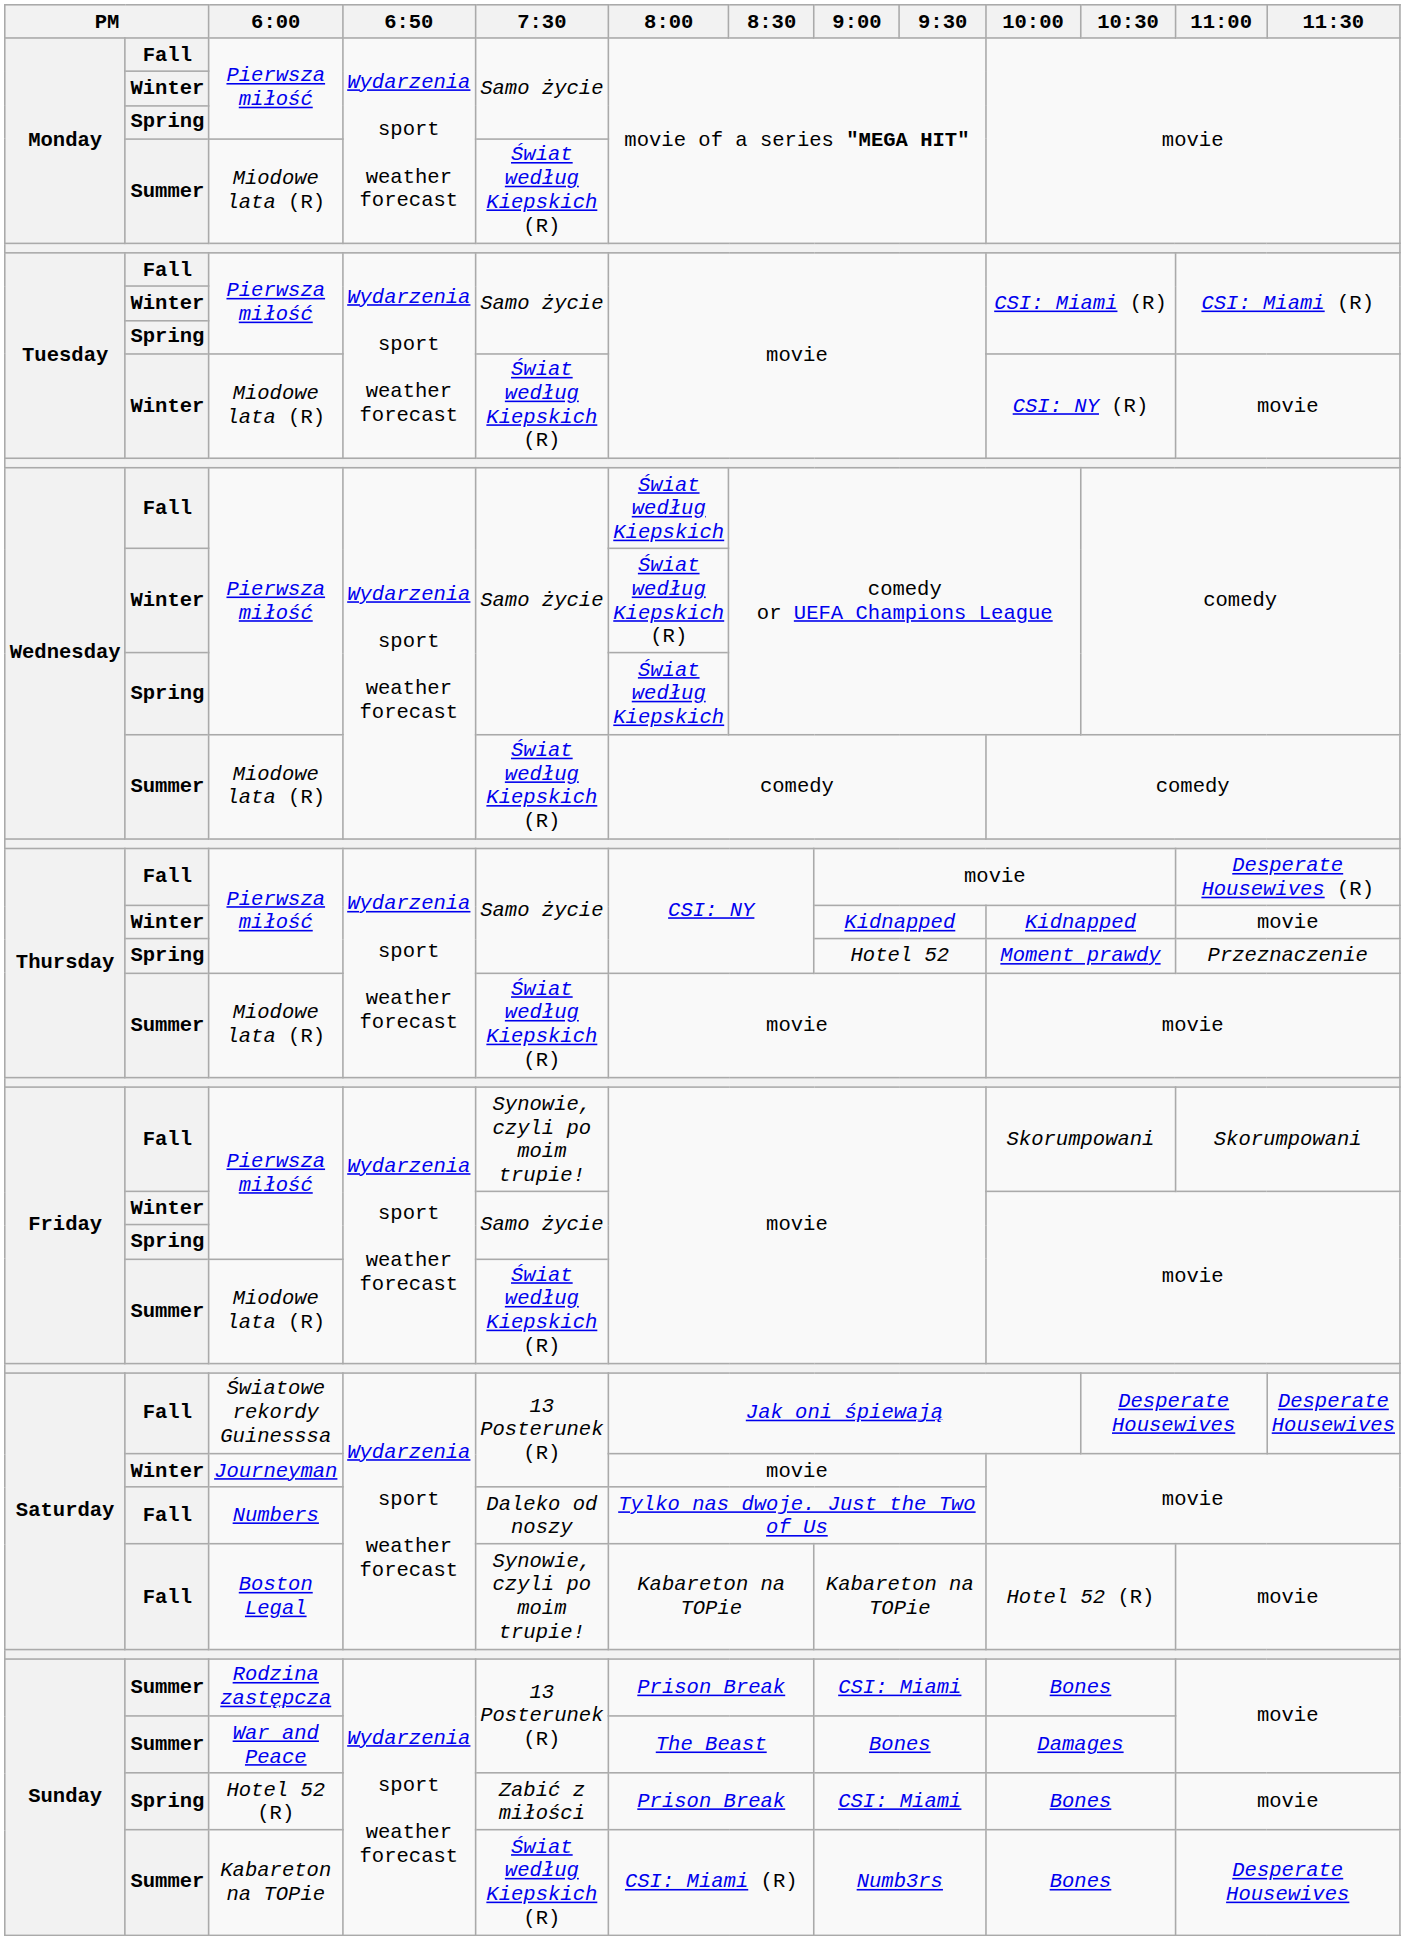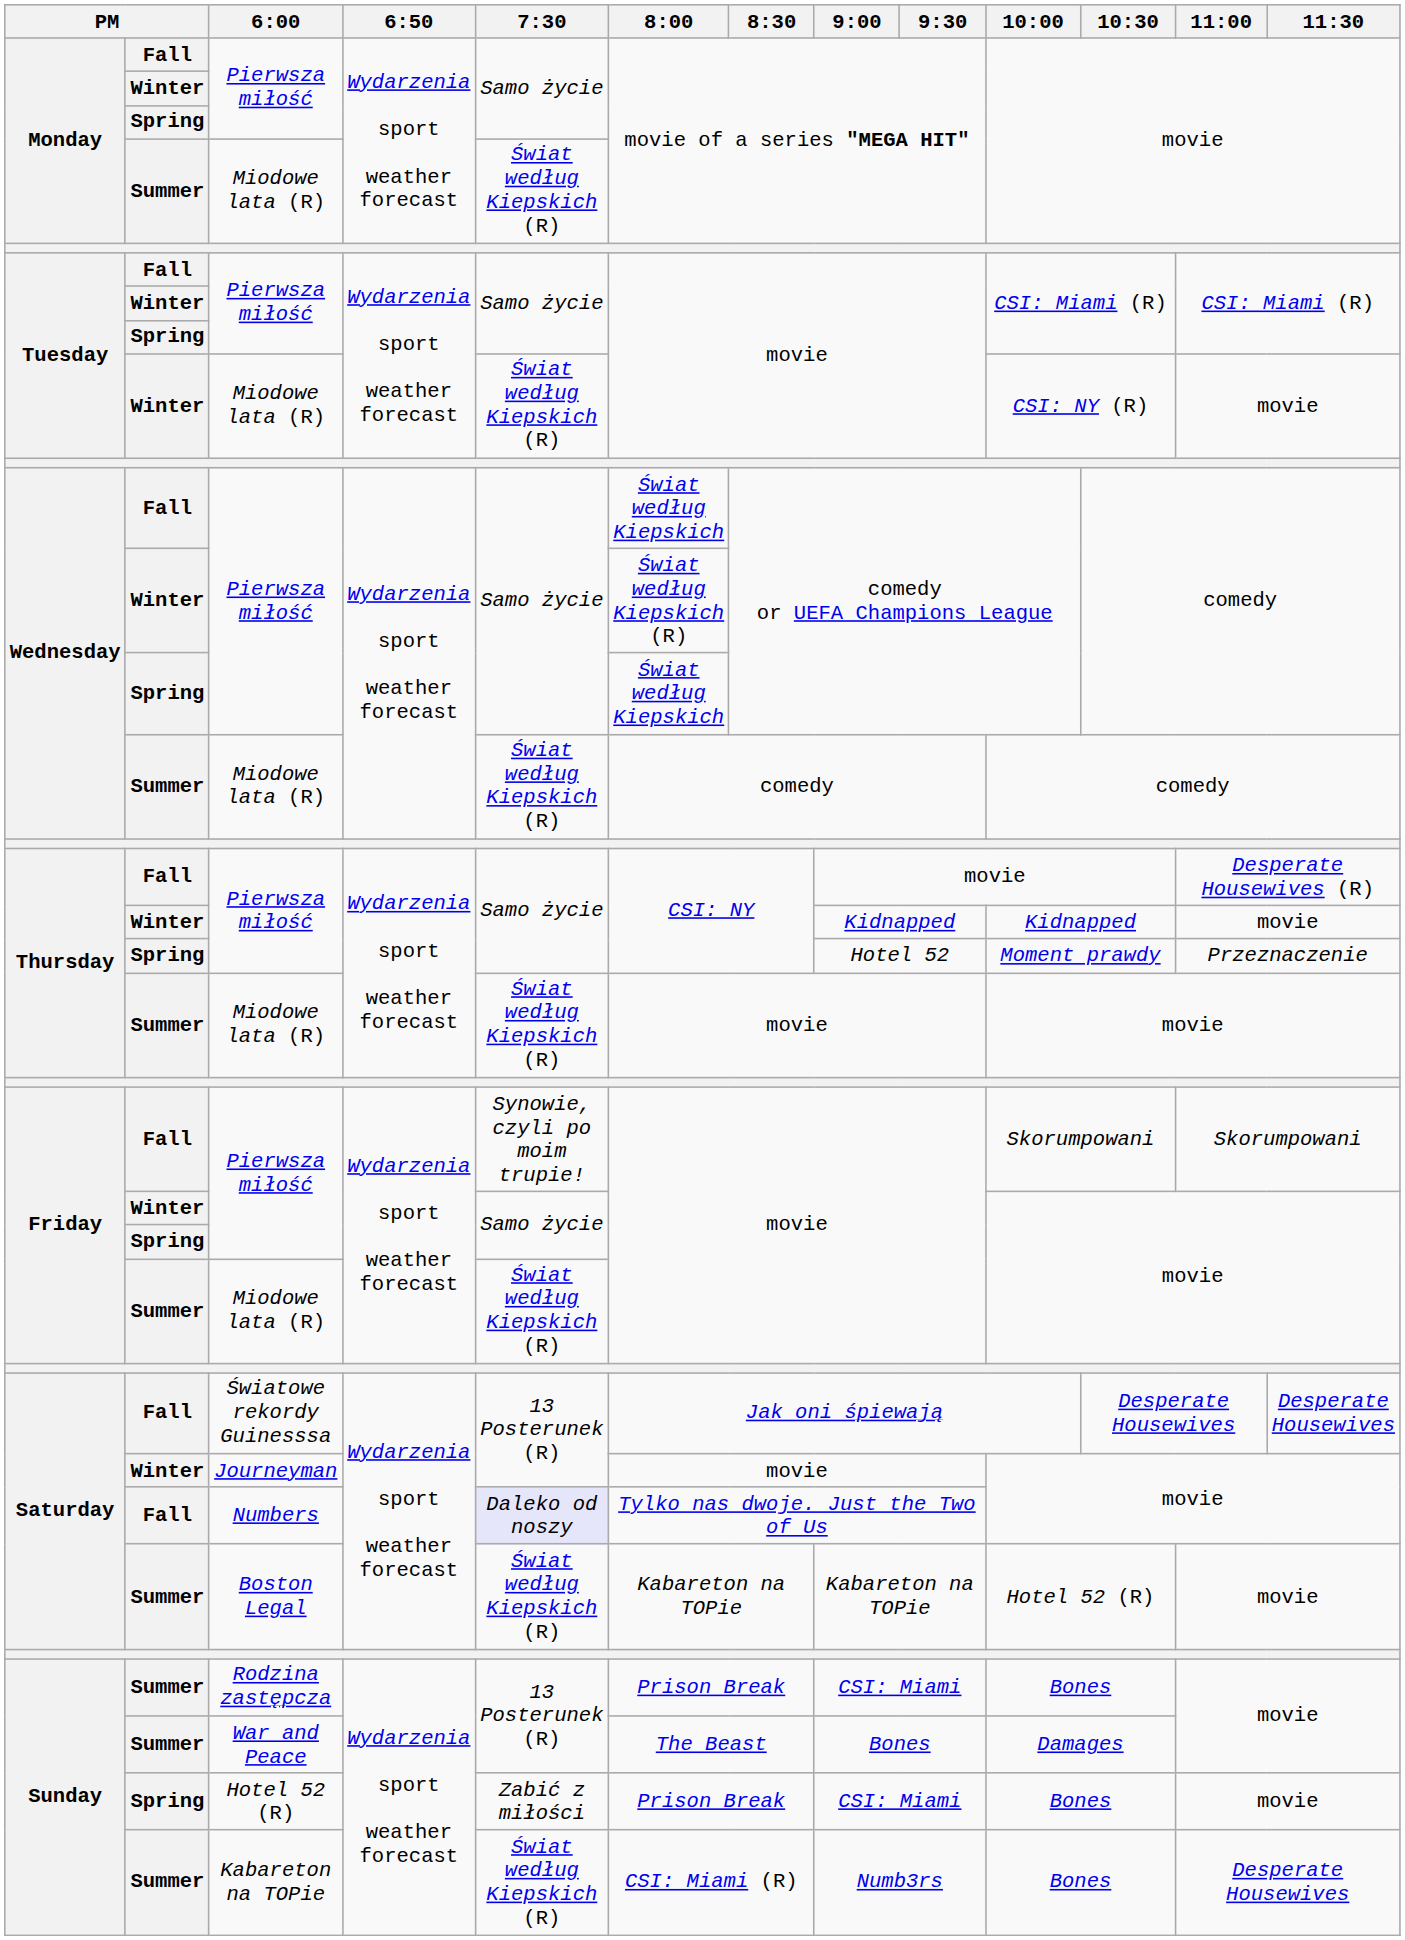(542, 1516) no background -> (542, 1516) lavender background
(167, 1597) Fall -> (167, 1597) Summer
(542, 1597) Synowie, czyli po moim trupie! -> (542, 1597) Świat według Kiepskich (R)
